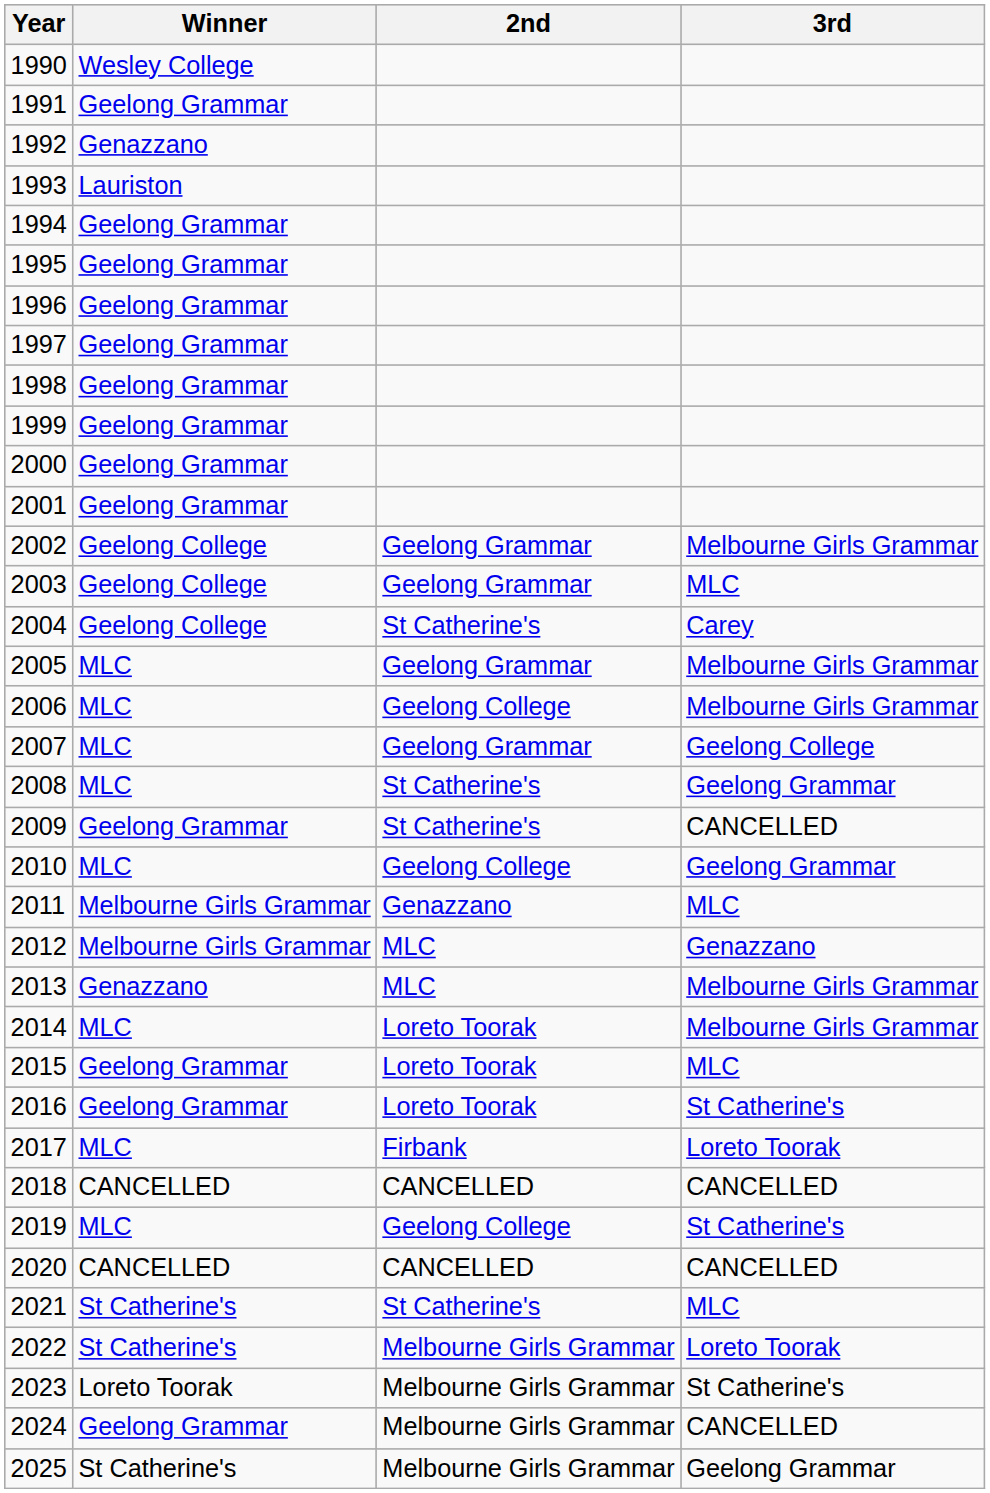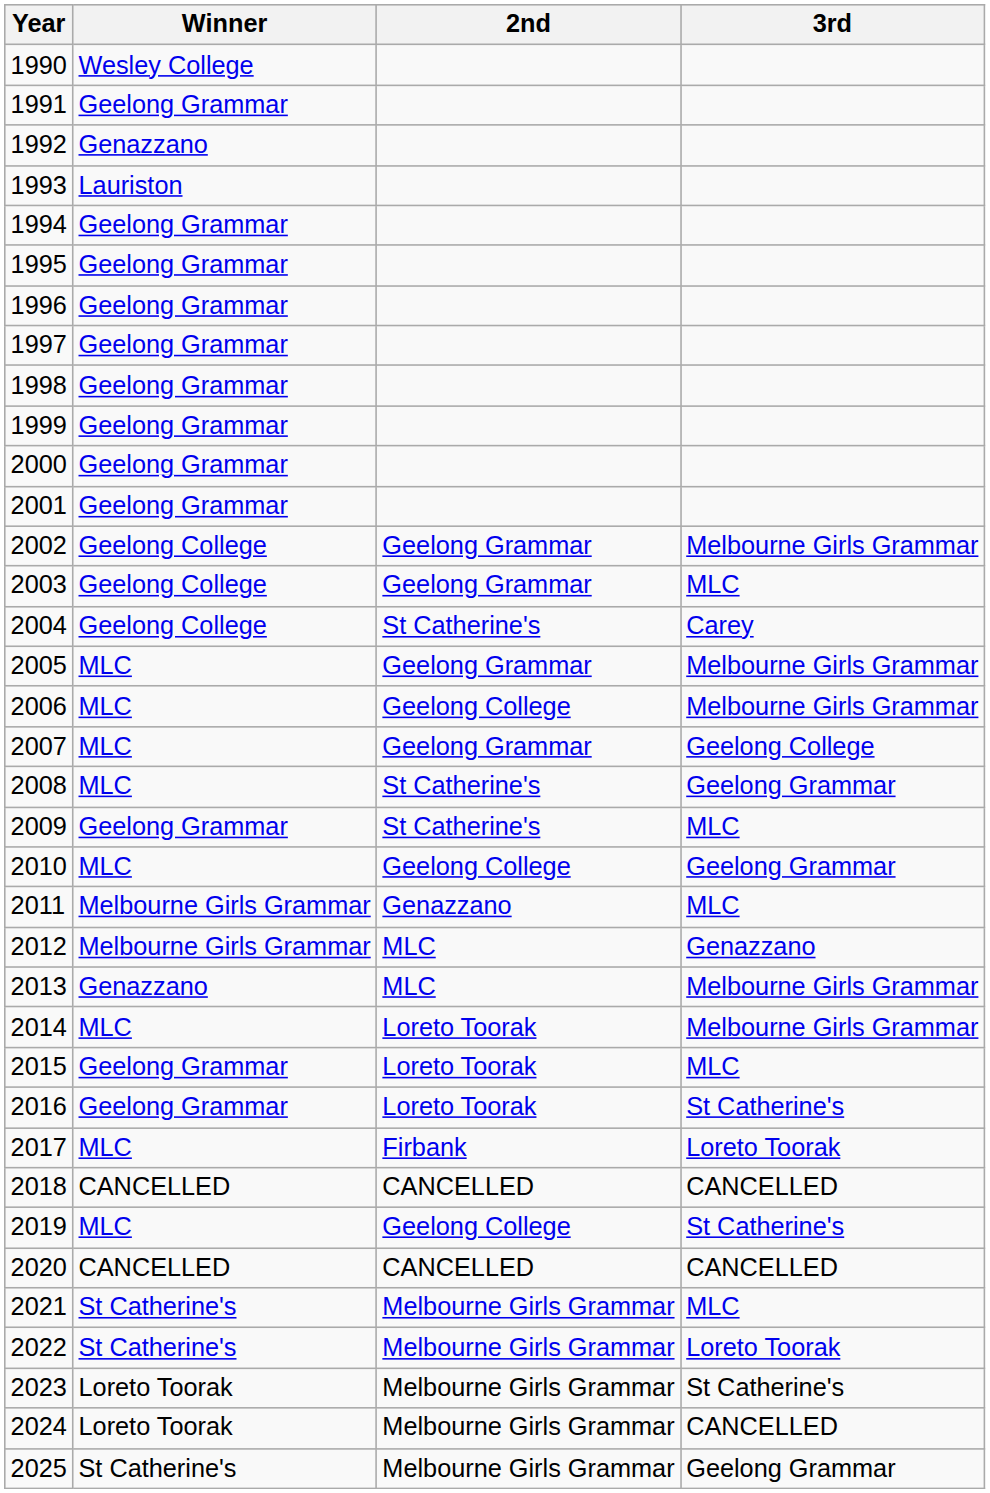(762, 826) CANCELLED -> (713, 826) MLC
(461, 1307) St Catherine's -> (528, 1307) Melbourne Girls Grammar
(183, 1427) Geelong Grammar -> (156, 1427) Loreto Toorak
